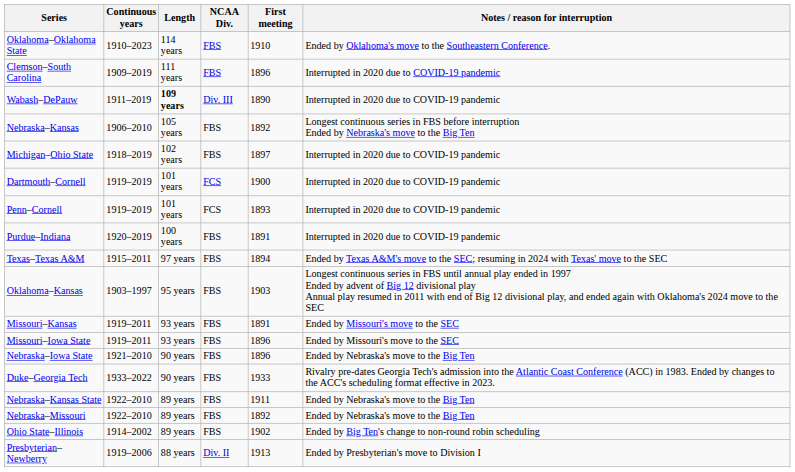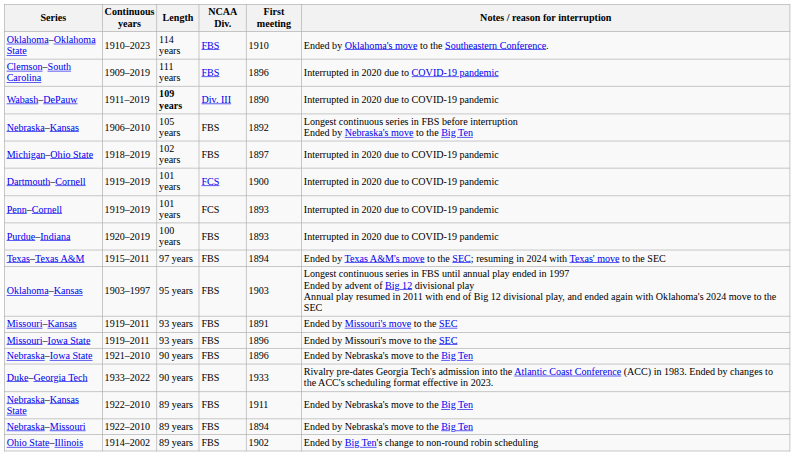(260, 236) 1891 -> (259, 236) 1893
(260, 415) 1892 -> (259, 427) 1894
- row: (34, 453)
